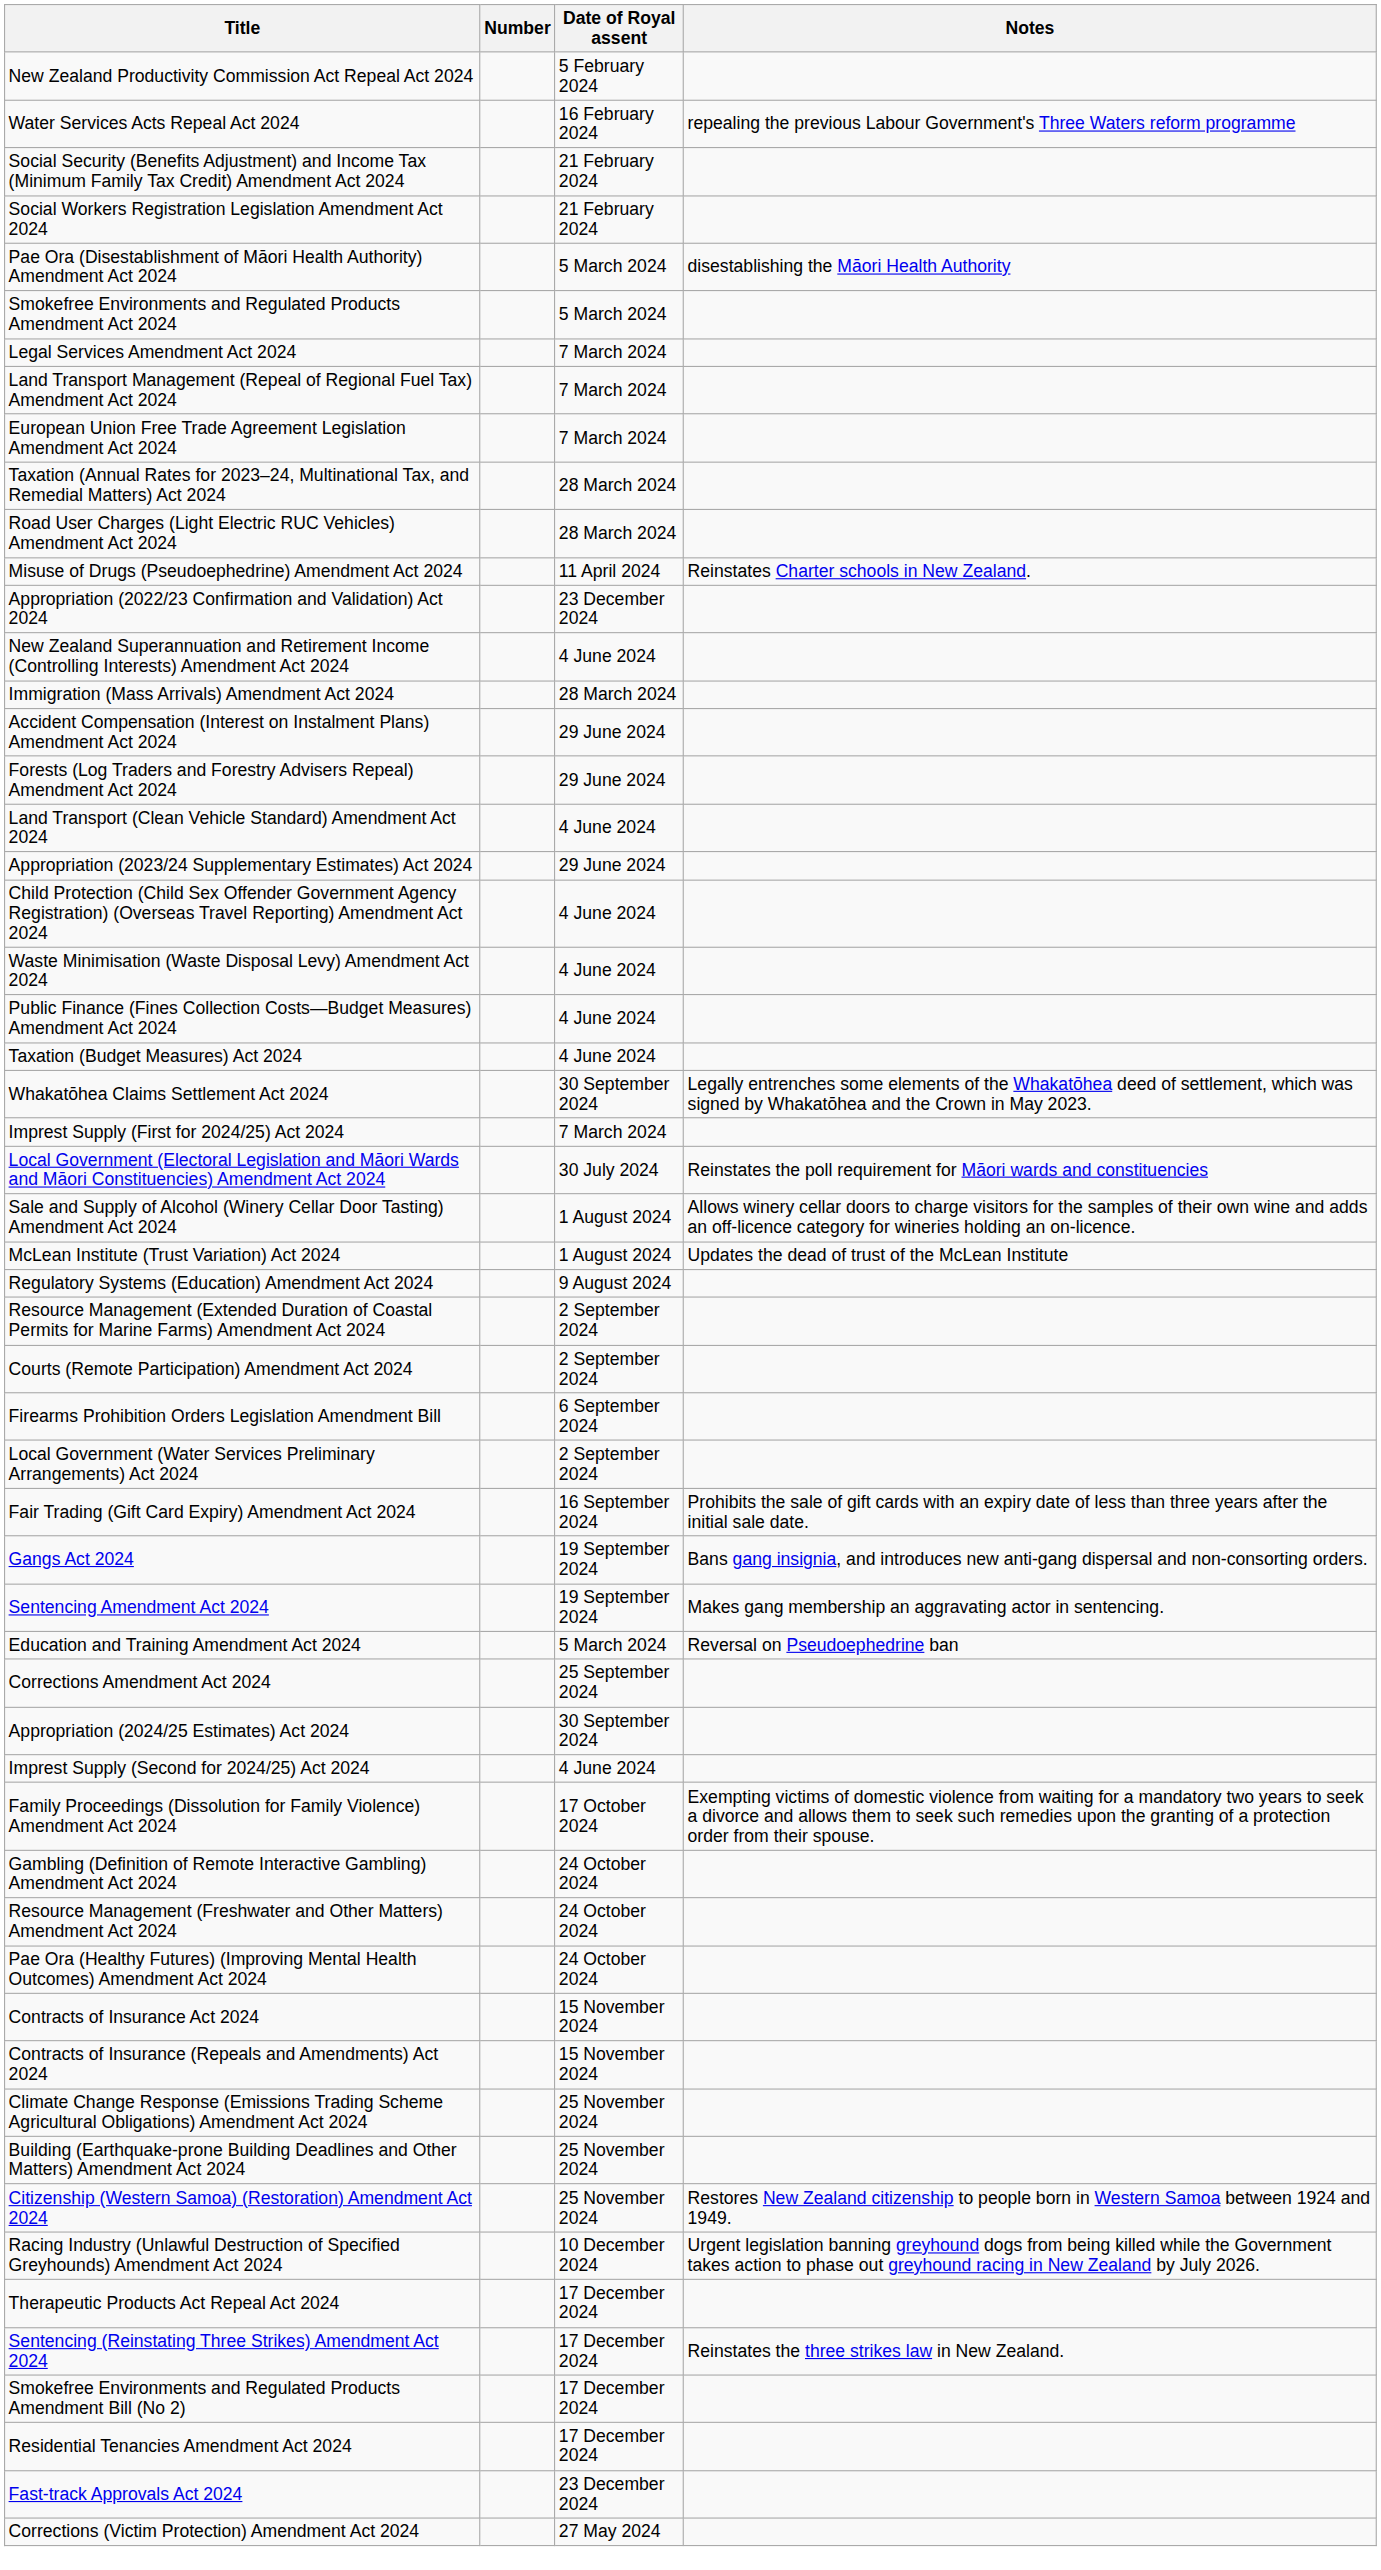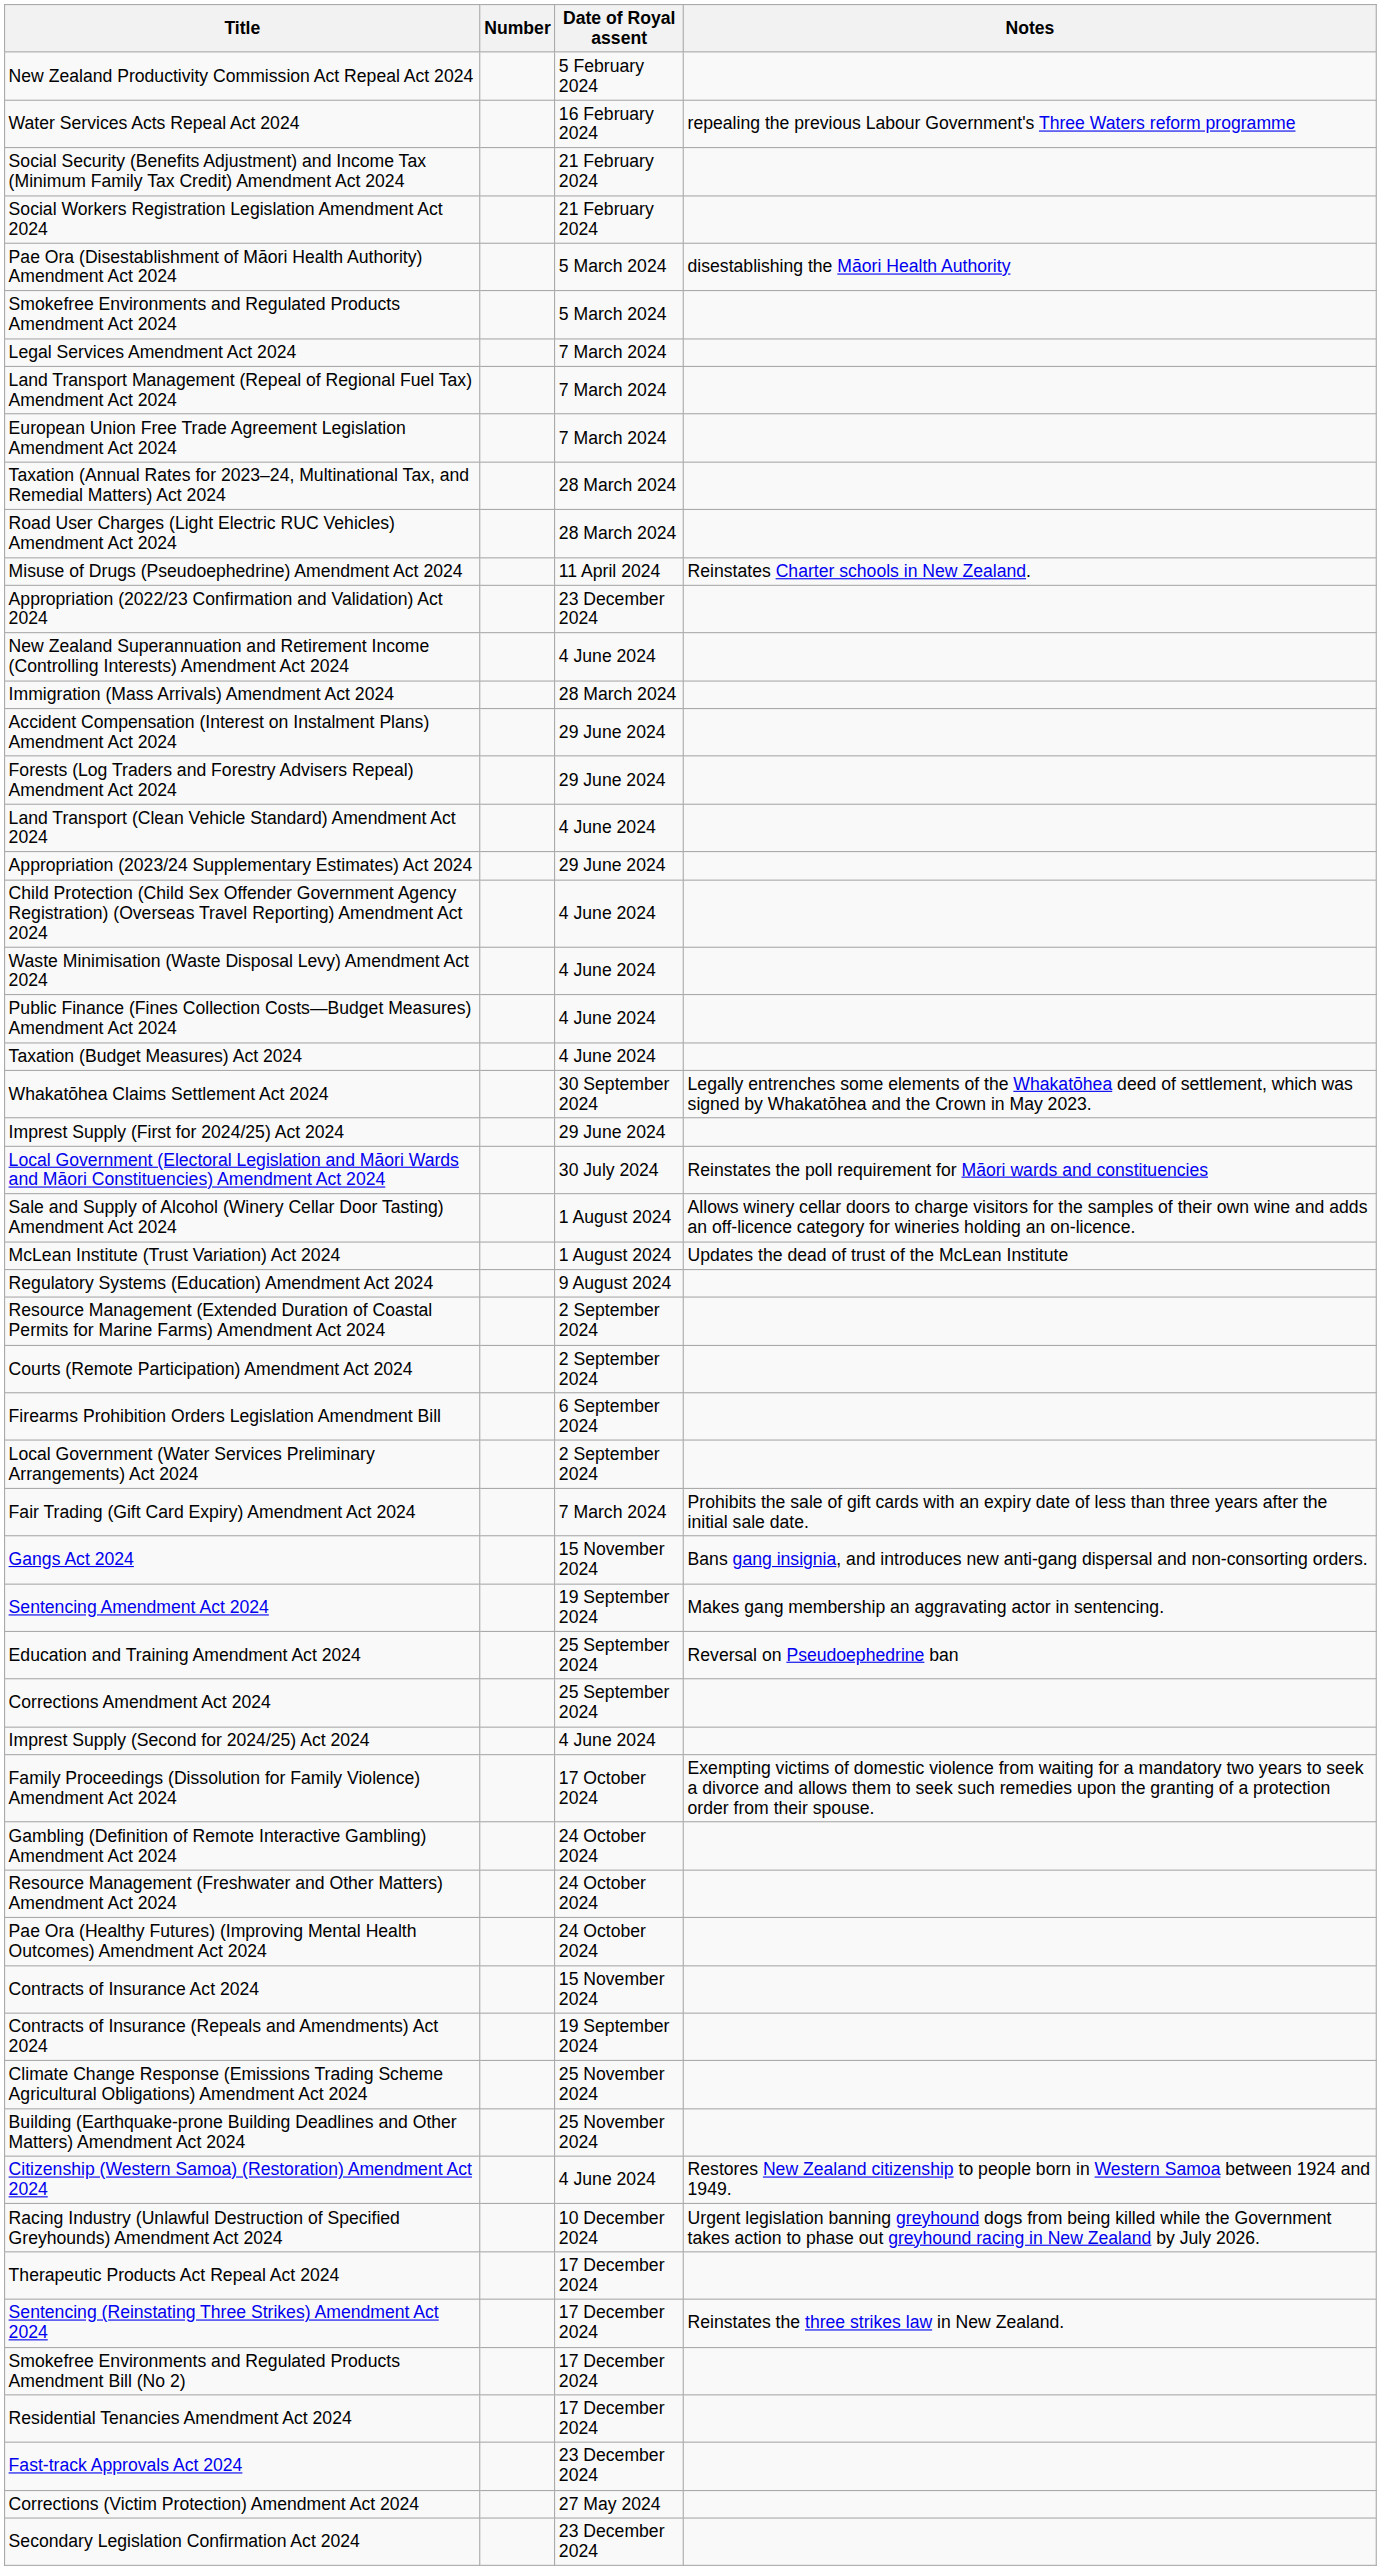(613, 1132) 7 March 2024 -> (612, 1132) 29 June 2024
(614, 1511) 16 September 2024 -> (613, 1511) 7 March 2024
(614, 1559) 19 September 2024 -> (612, 1559) 15 November 2024
(613, 1645) 5 March 2024 -> (614, 1655) 25 September 2024
- row: (179, 1730)
(612, 2064) 15 November 2024 -> (614, 2036) 19 September 2024
(612, 2207) 25 November 2024 -> (607, 2179) 4 June 2024
+ row: (184, 2541)
